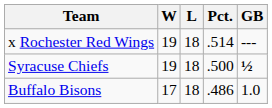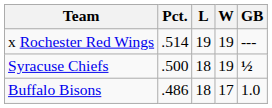columns swapped: (169, 16) <-> (220, 16)
(192, 41) 18 -> (203, 41) 19
